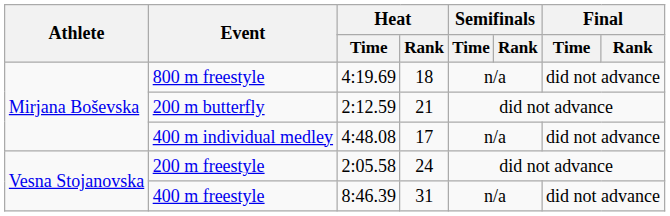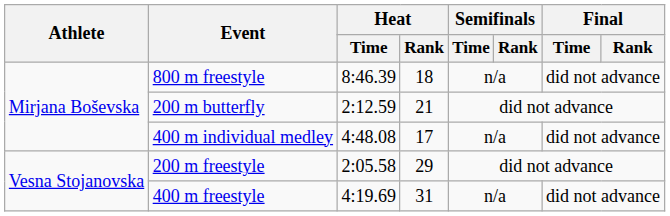(369, 77) 4:19.69 -> (369, 77) 8:46.39
(424, 166) 24 -> (424, 166) 29
(369, 196) 8:46.39 -> (369, 196) 4:19.69
